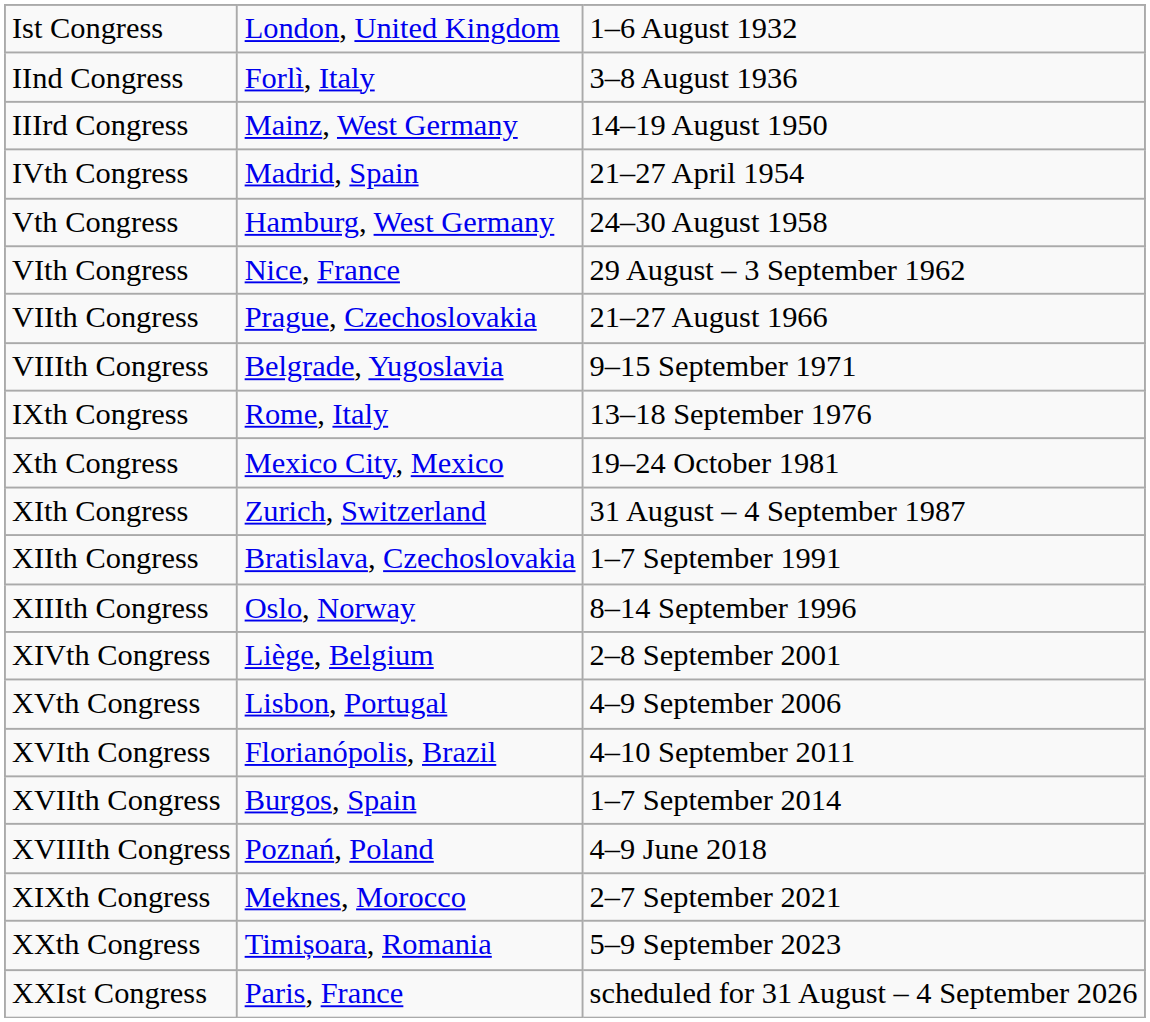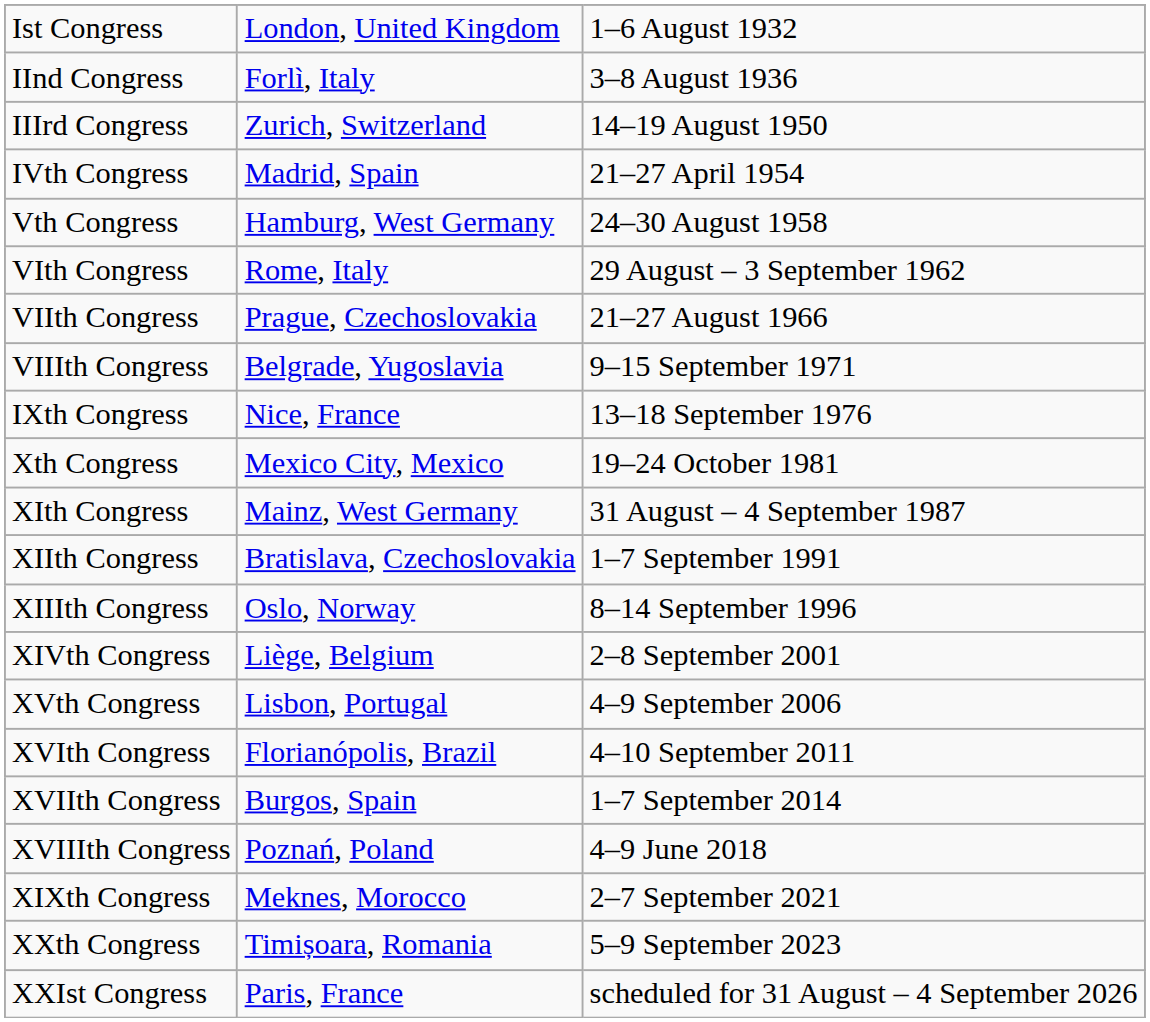(381, 125) Mainz, West Germany -> (365, 125) Zurich, Switzerland
(322, 269) Nice, France -> (316, 269) Rome, Italy
(316, 414) Rome, Italy -> (322, 414) Nice, France
(365, 510) Zurich, Switzerland -> (381, 510) Mainz, West Germany
